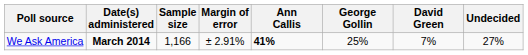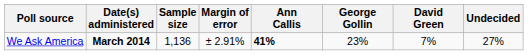(178, 41) 1,166 -> (178, 41) 1,136
(358, 41) 25% -> (358, 41) 23%
